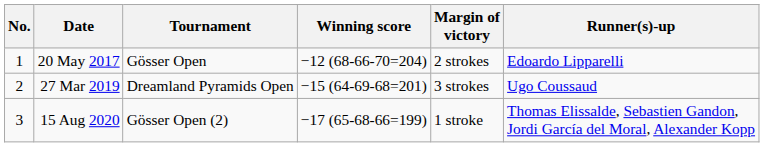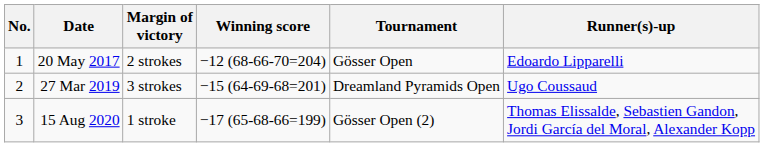columns swapped: (210, 26) <-> (467, 26)
